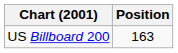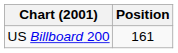(143, 36) 163 -> (143, 36) 161
